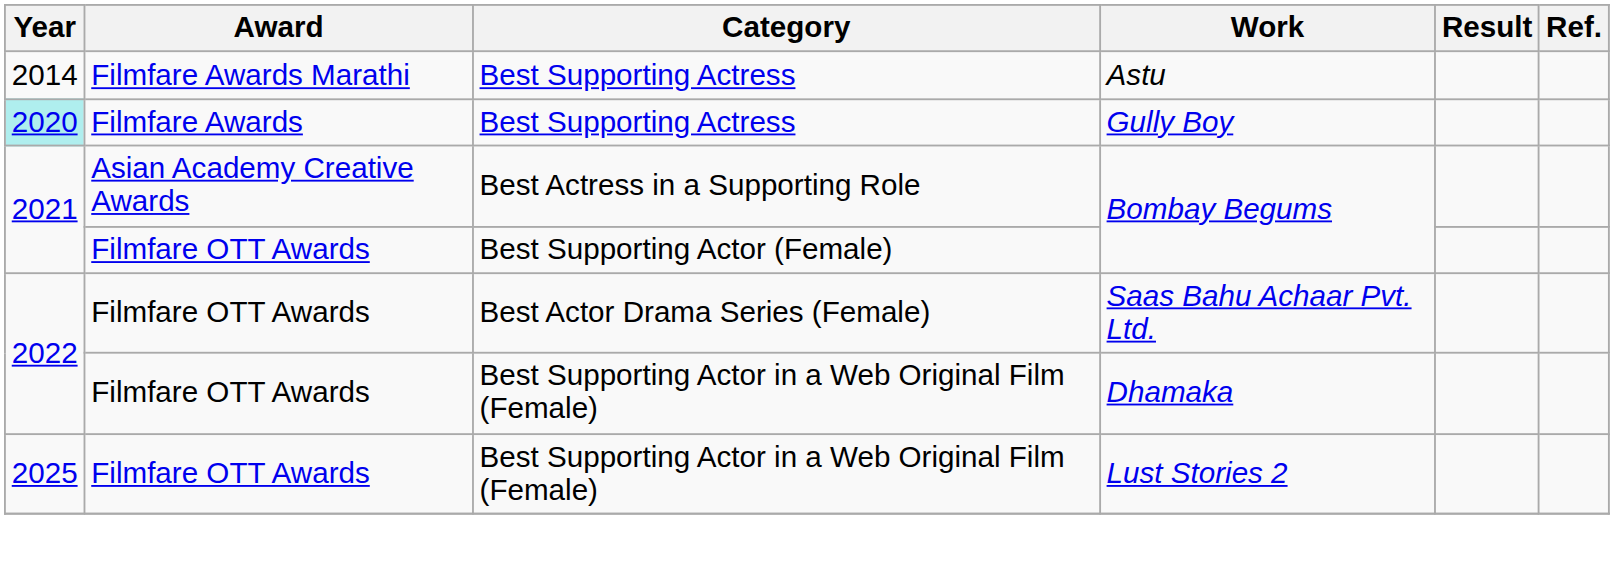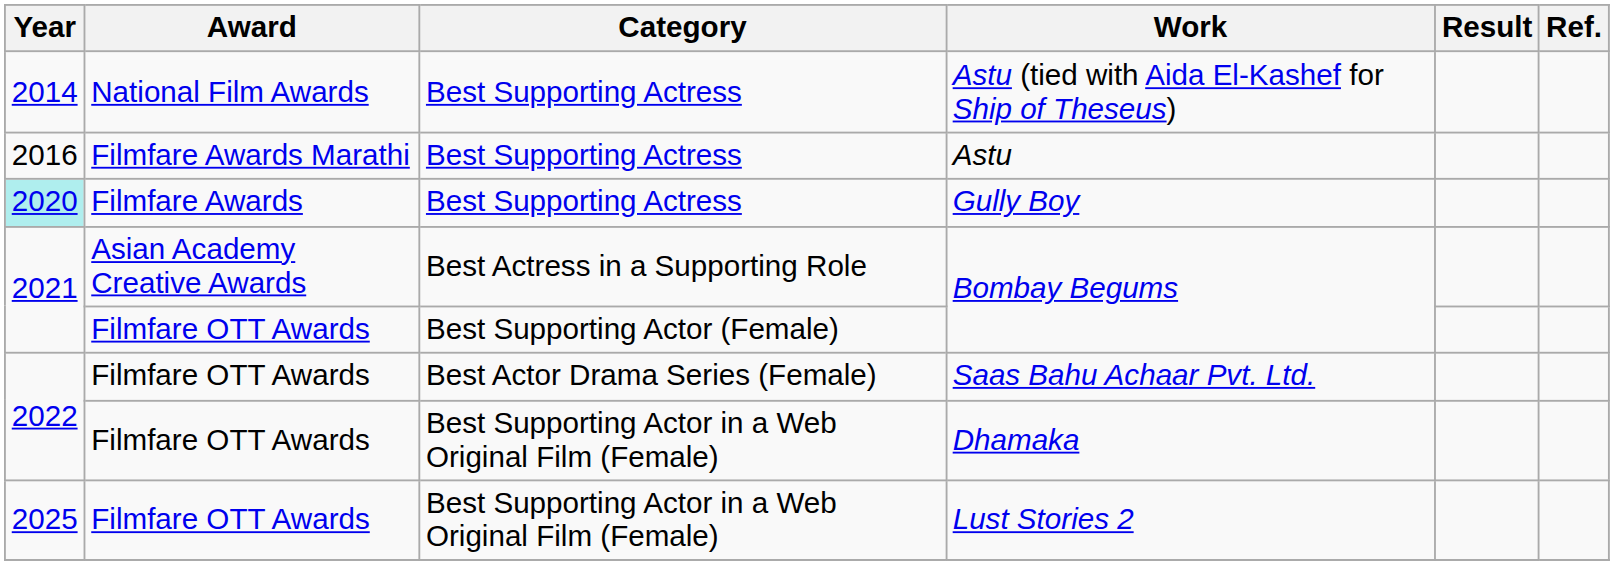+ row: (230, 91)
(45, 74) 2014 -> (45, 155) 2016
